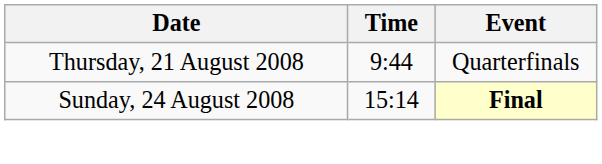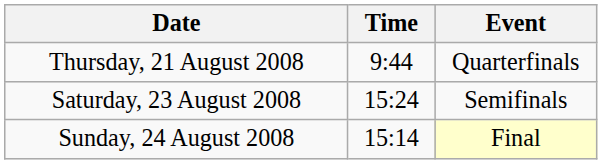+ row: (176, 100)
(516, 100) bold -> (516, 138) normal
